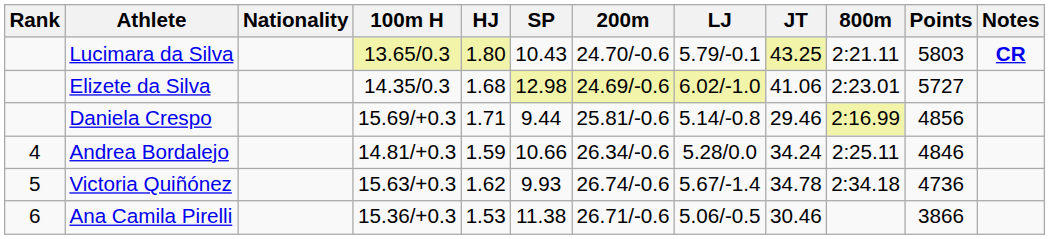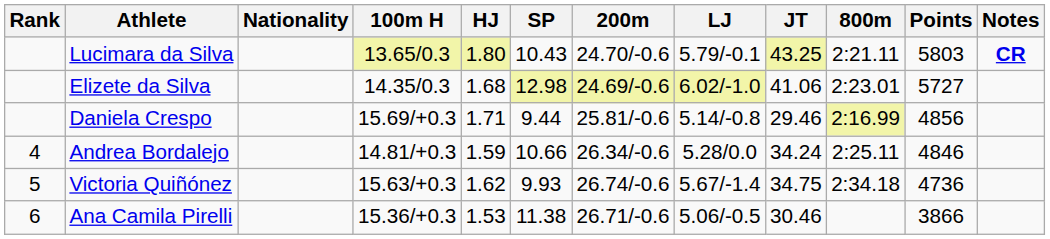(796, 184) 34.78 -> (796, 184) 34.75
